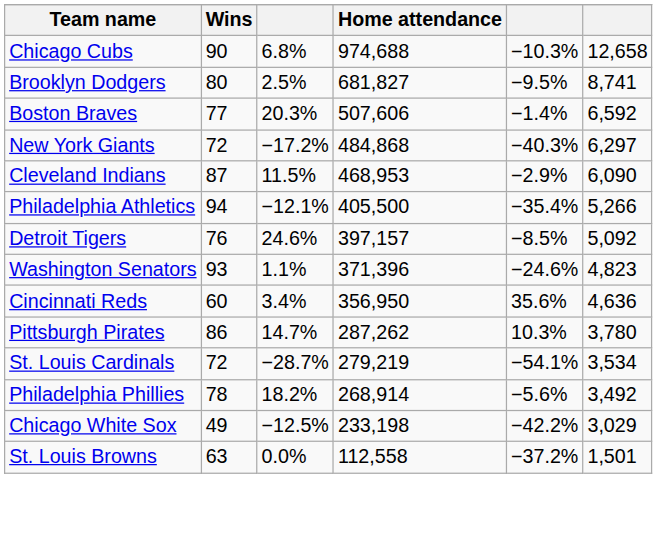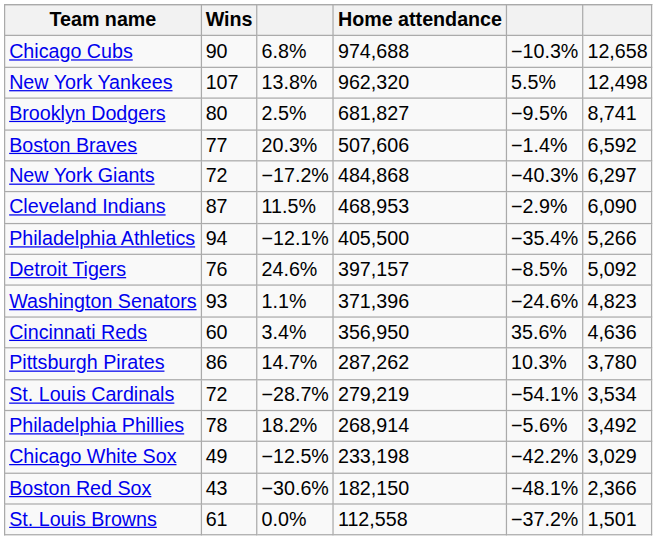+ row: (91, 82)
+ row: (80, 488)
(217, 457) 63 -> (217, 519) 61
